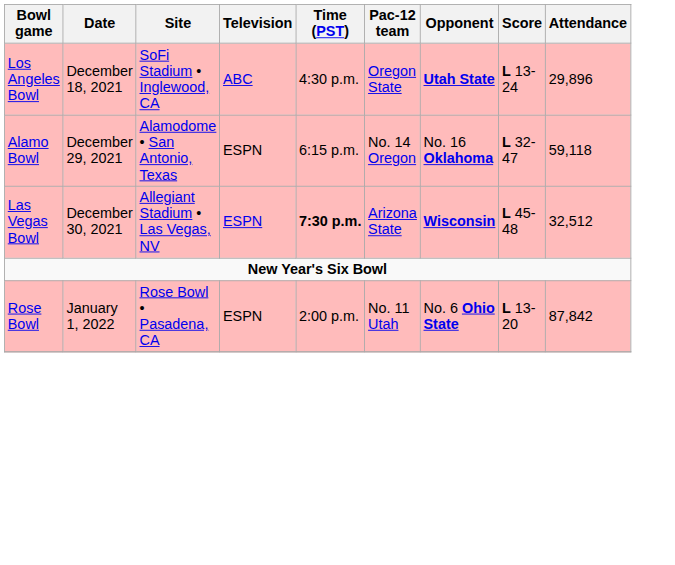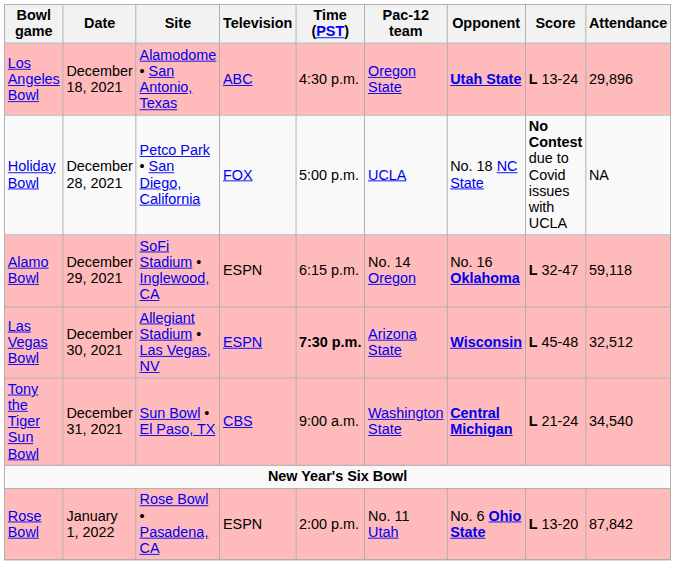(174, 79) SoFi Stadium • Inglewood, CA -> (178, 79) Alamodome • San Antonio, Texas
+ row: (32, 174)
(178, 150) Alamodome • San Antonio, Texas -> (174, 270) SoFi Stadium • Inglewood, CA
+ row: (24, 421)
